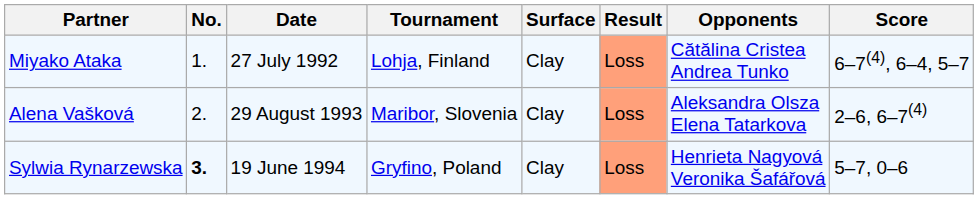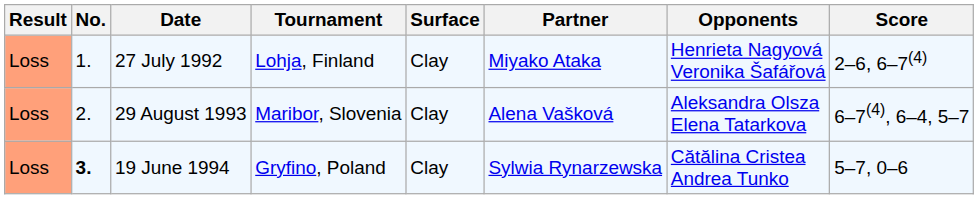columns swapped: (633, 19) <-> (96, 19)
(738, 61) Cătălina Cristea Andrea Tunko -> (748, 61) Henrieta Nagyová Veronika Šafářová
(902, 61) 6–7(4), 6–4, 5–7 -> (881, 61) 2–6, 6–7(4)
(881, 113) 2–6, 6–7(4) -> (902, 113) 6–7(4), 6–4, 5–7
(748, 166) Henrieta Nagyová Veronika Šafářová -> (738, 166) Cătălina Cristea Andrea Tunko
